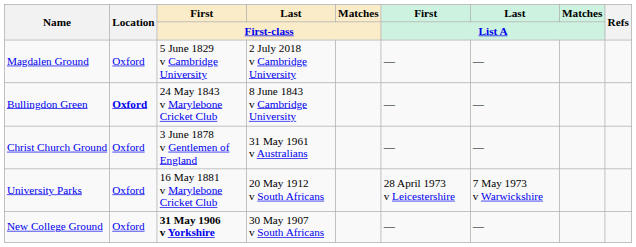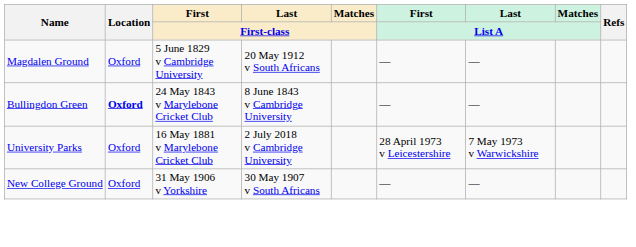(278, 61) 2 July 2018 v Cambridge University -> (282, 61) 20 May 1912 v South Africans
- row: (57, 147)
(287, 190) 20 May 1912 v South Africans -> (274, 147) 2 July 2018 v Cambridge University
(190, 227) bold -> (185, 184) normal
